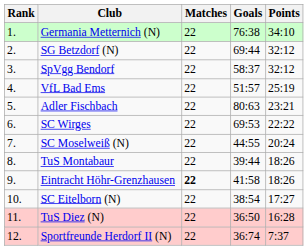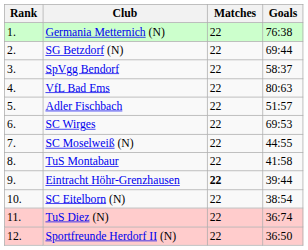- column: (284, 13)
(246, 87) 51:57 -> (279, 87) 80:63
(246, 106) 80:63 -> (279, 106) 51:57
(246, 161) 39:44 -> (279, 161) 41:58
(246, 180) 41:58 -> (279, 180) 39:44
(246, 217) 36:50 -> (279, 217) 36:74
(246, 236) 36:74 -> (279, 236) 36:50
